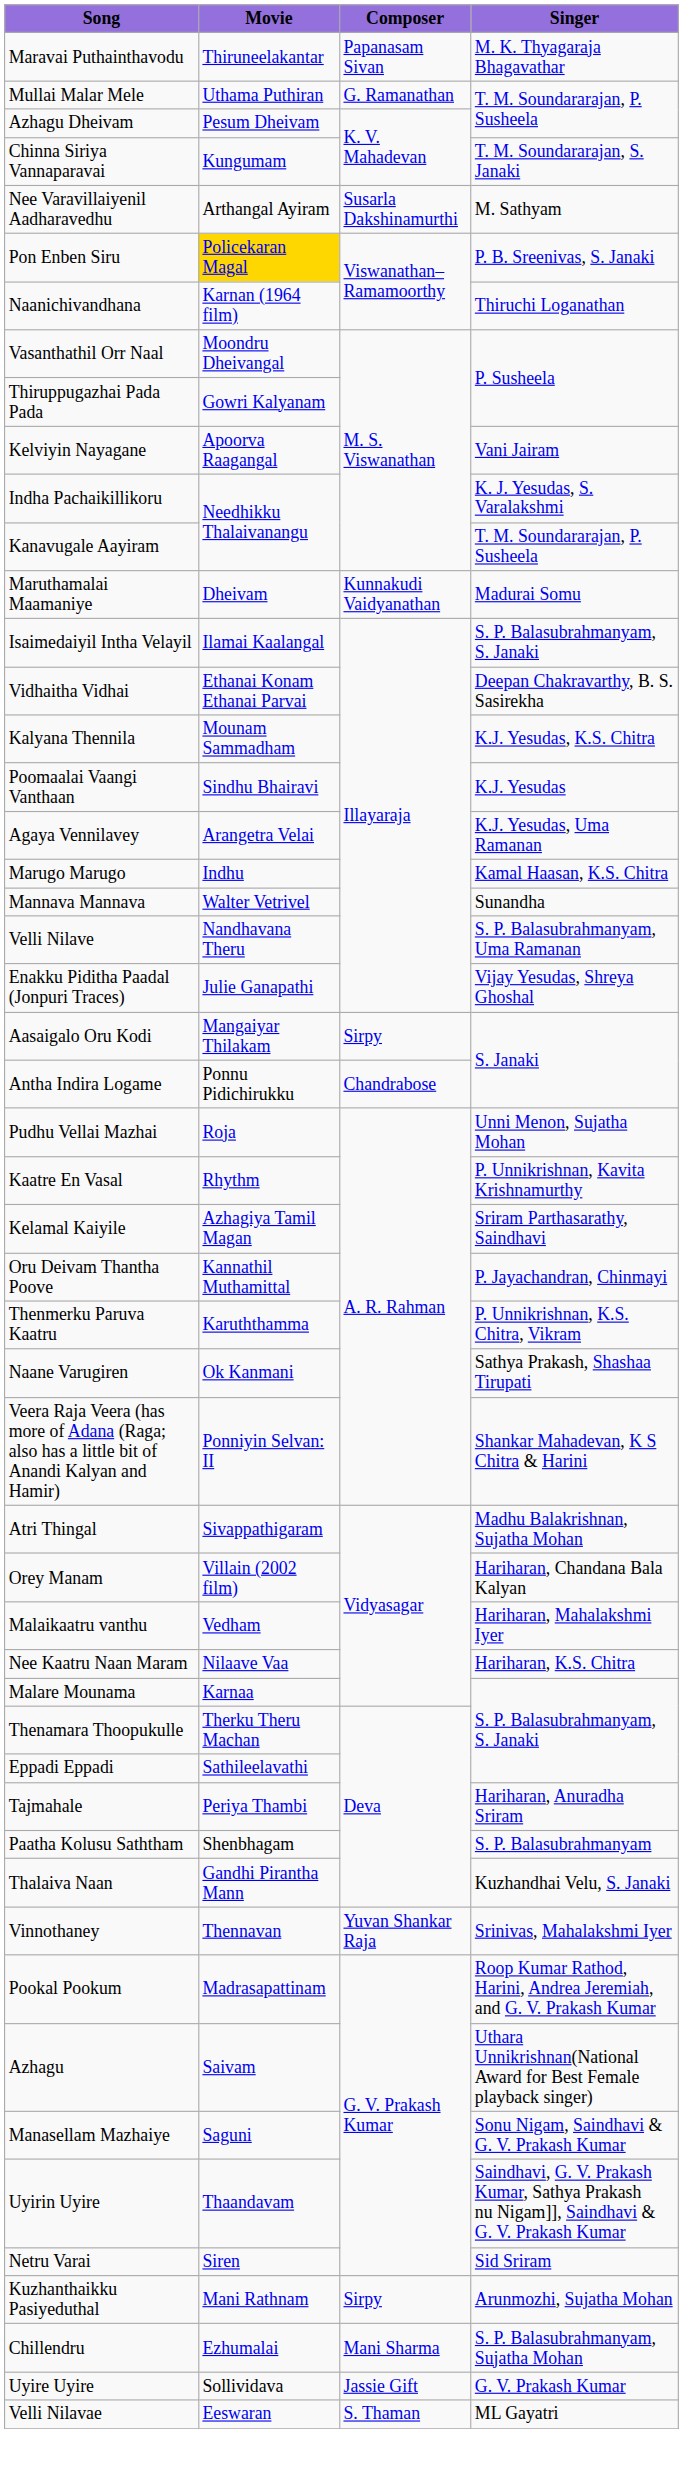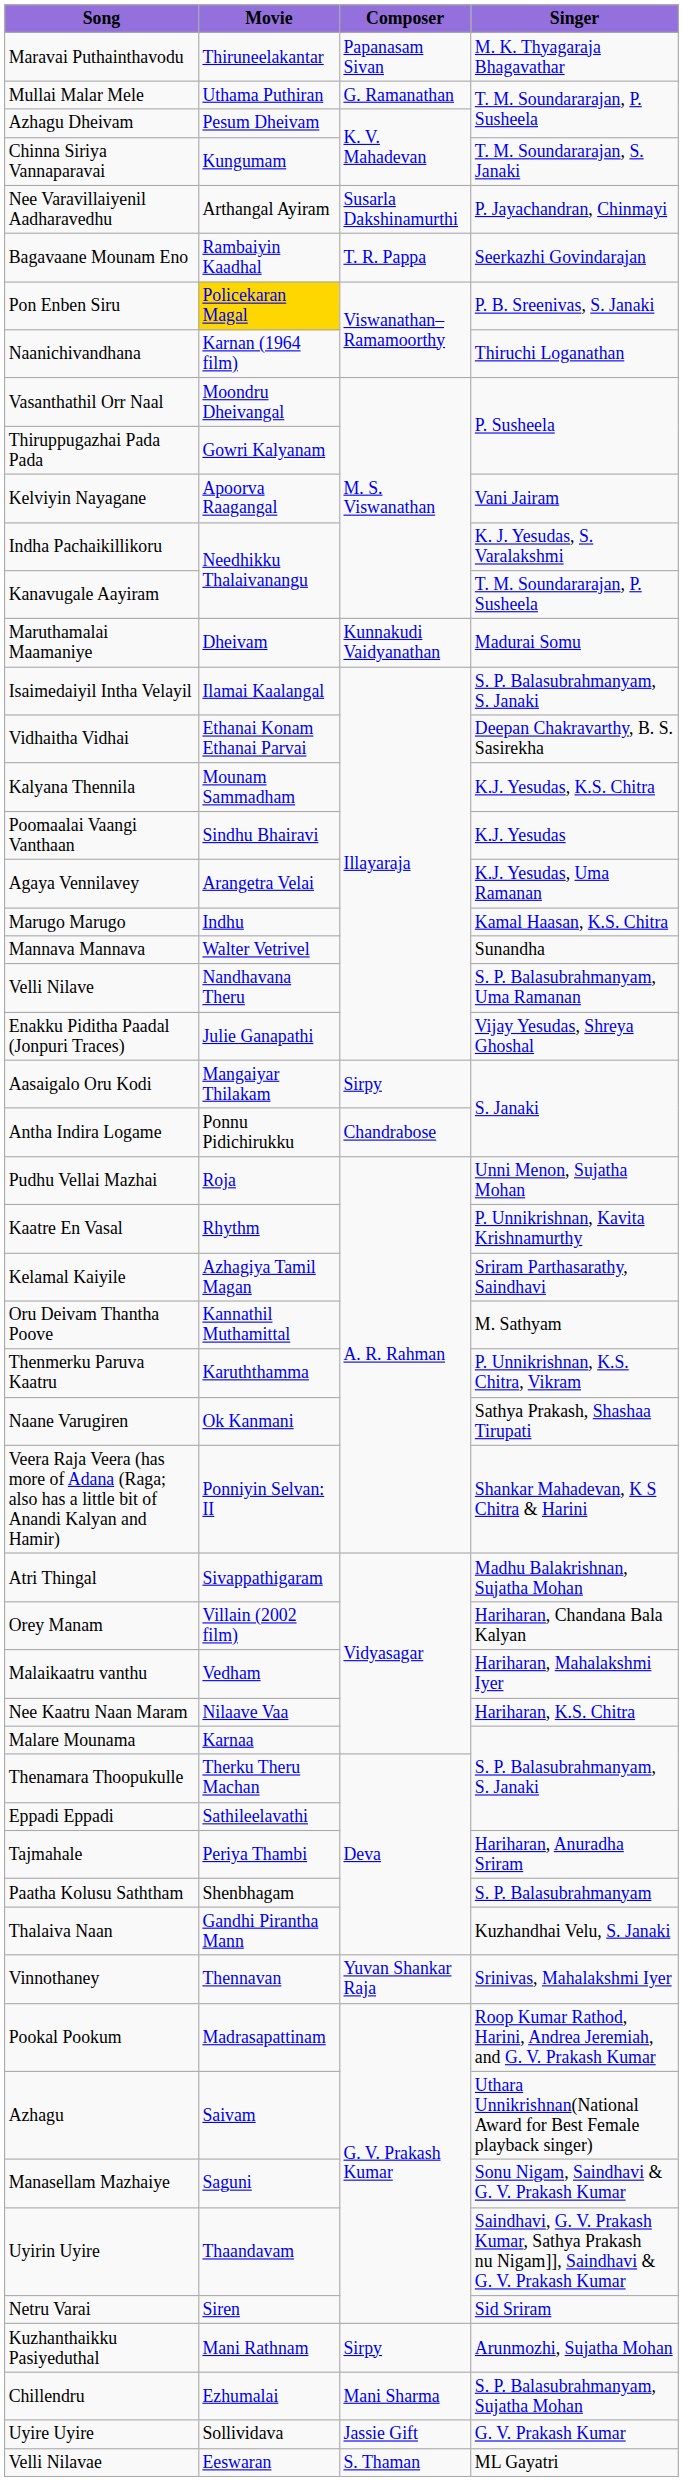(518, 209) M. Sathyam -> (571, 209) P. Jayachandran, Chinmayi
+ row: (98, 257)
(571, 1276) P. Jayachandran, Chinmayi -> (518, 1324) M. Sathyam
